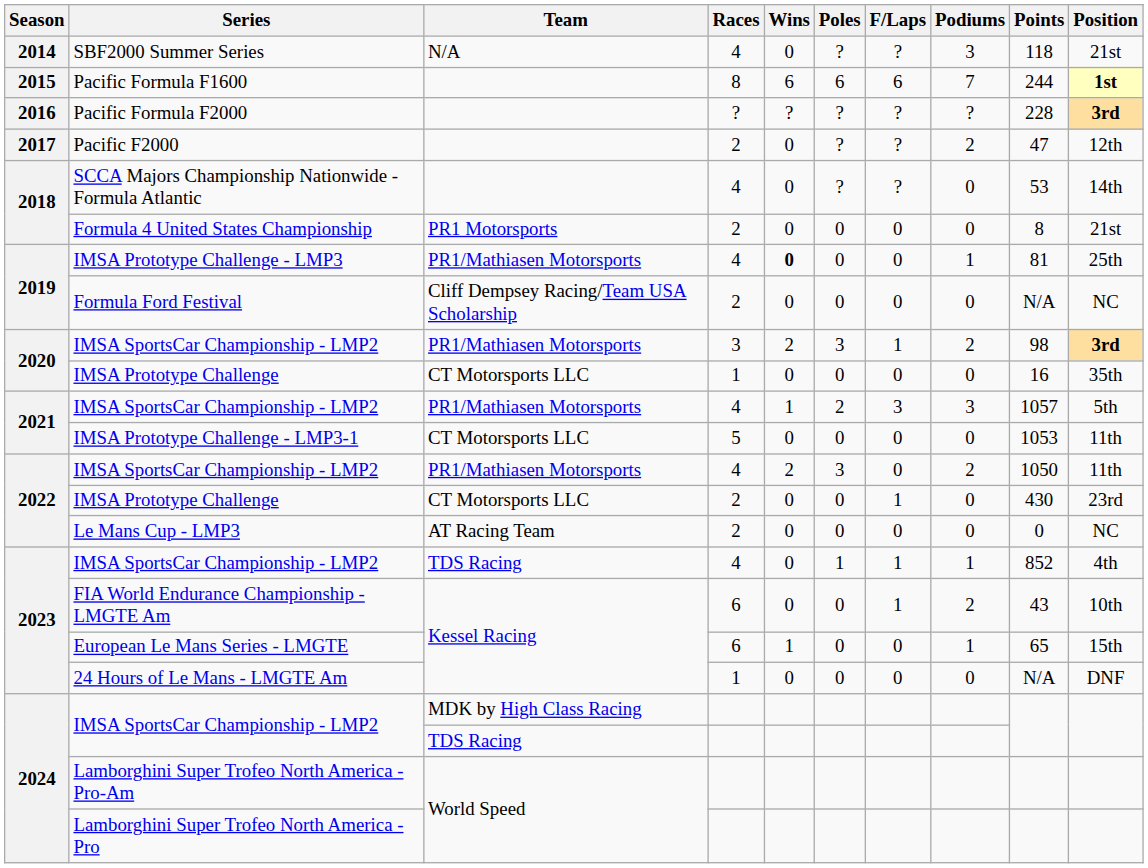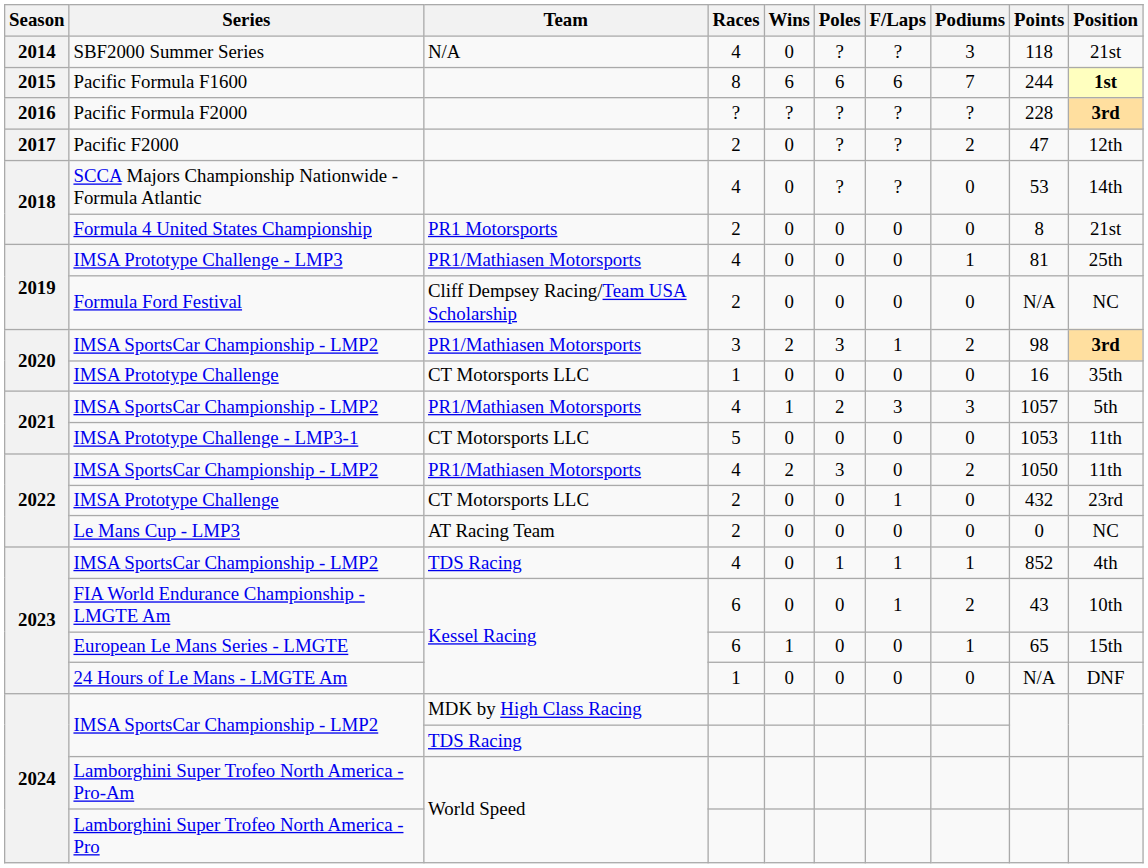(789, 260) bold -> (789, 260) normal
(1039, 500) 430 -> (1039, 500) 432
